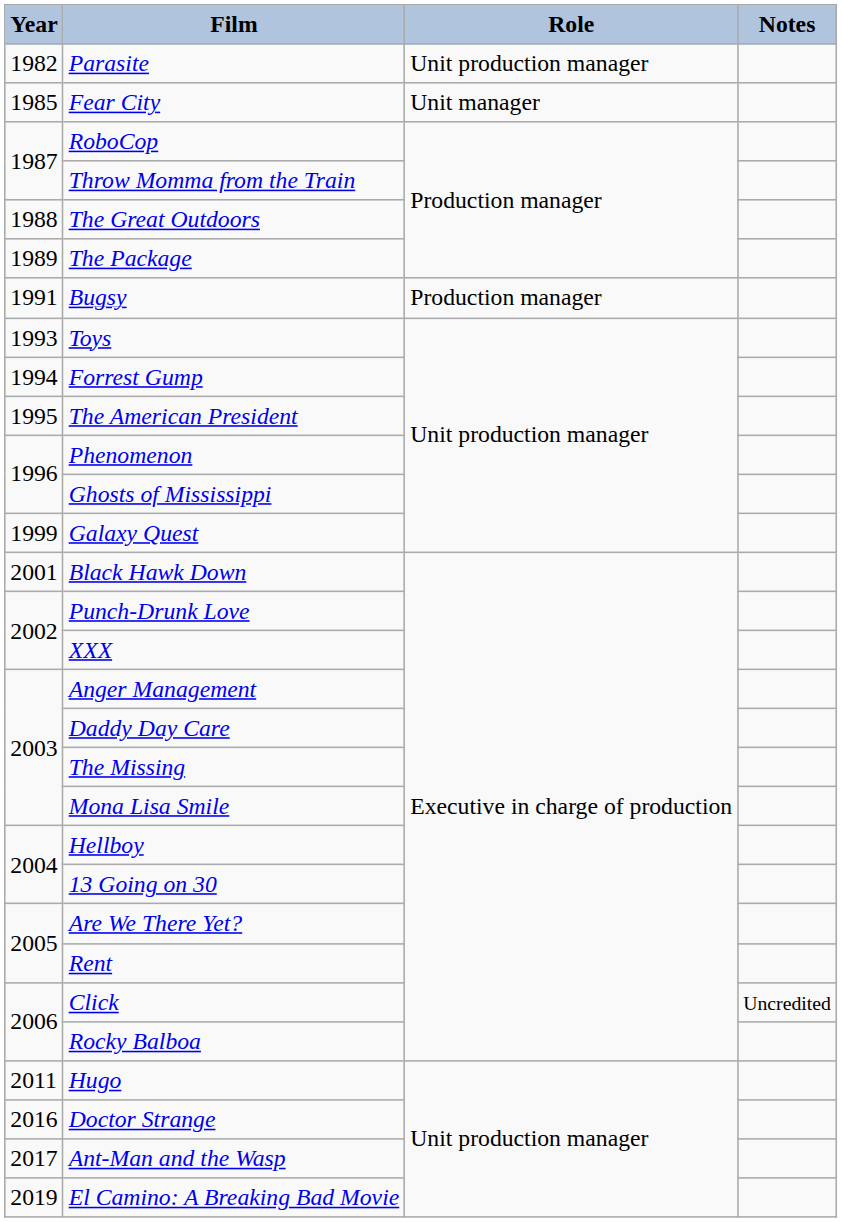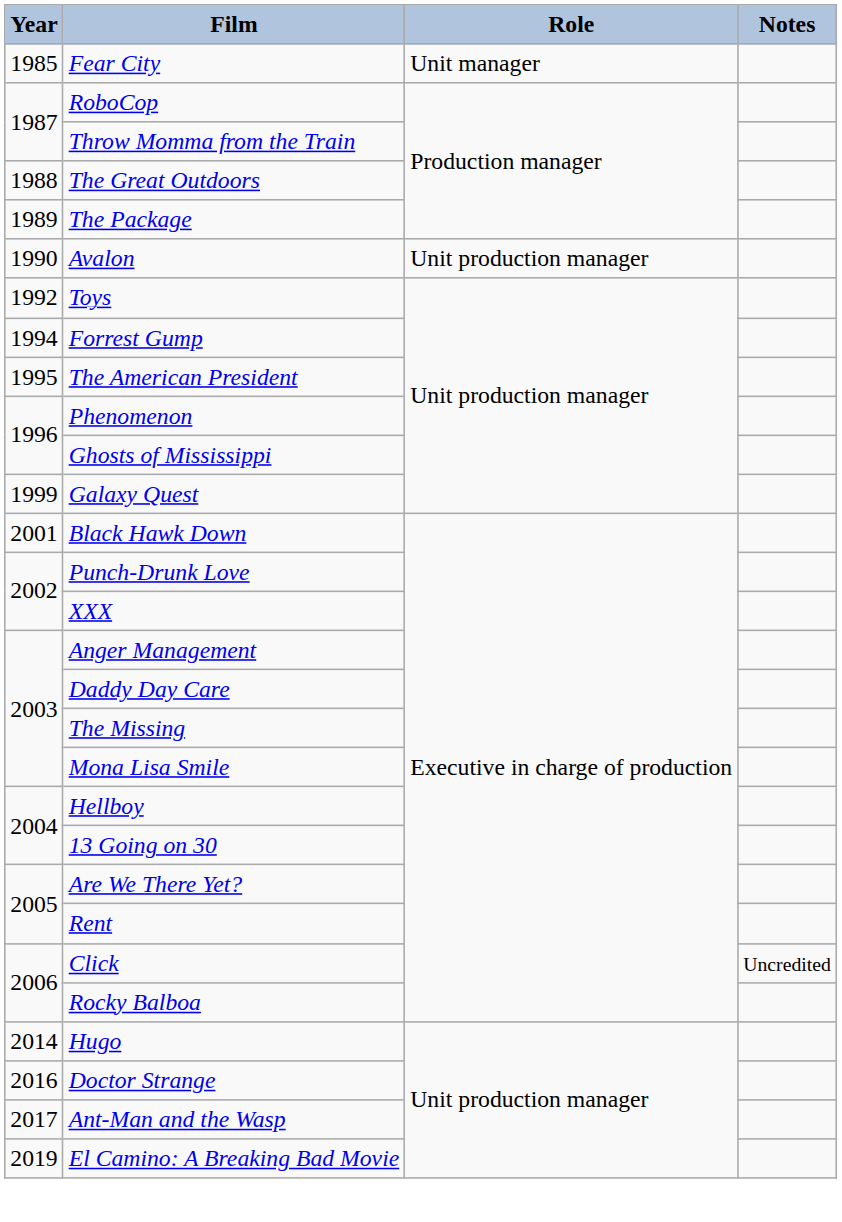- row: (109, 63)
+ row: (102, 258)
- row: (98, 297)
(34, 337) 1993 -> (34, 297) 1992
(34, 1079) 2011 -> (34, 1040) 2014
